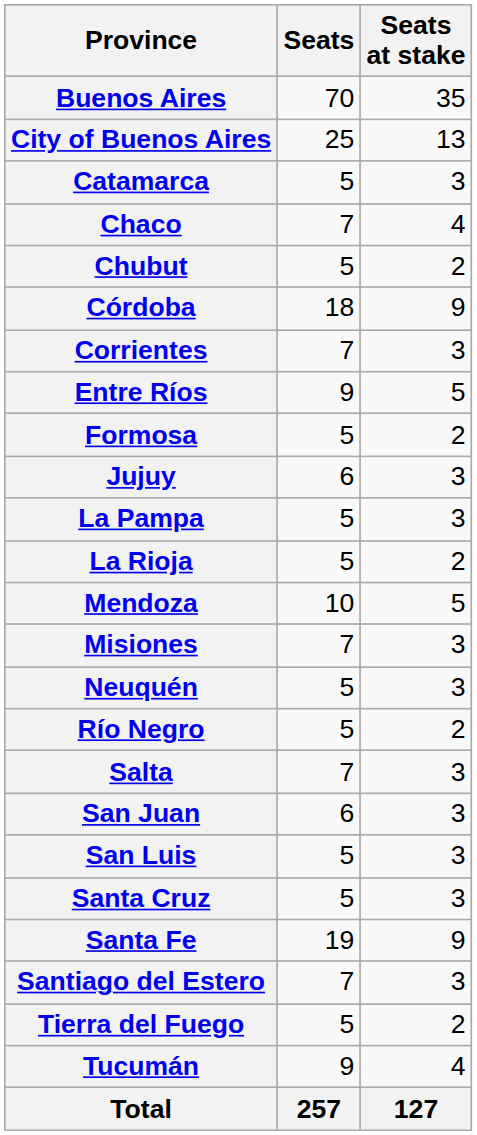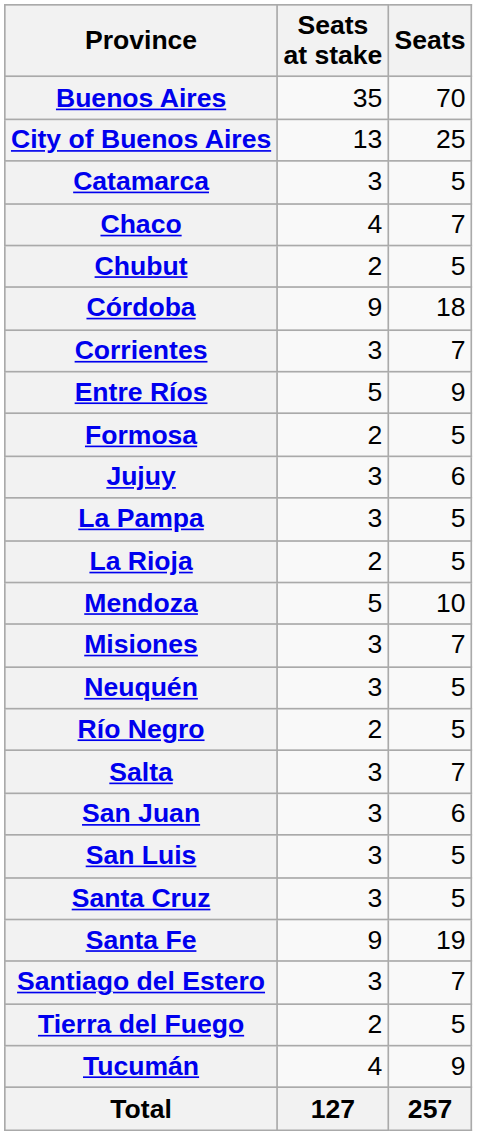columns swapped: (319, 40) <-> (416, 40)
